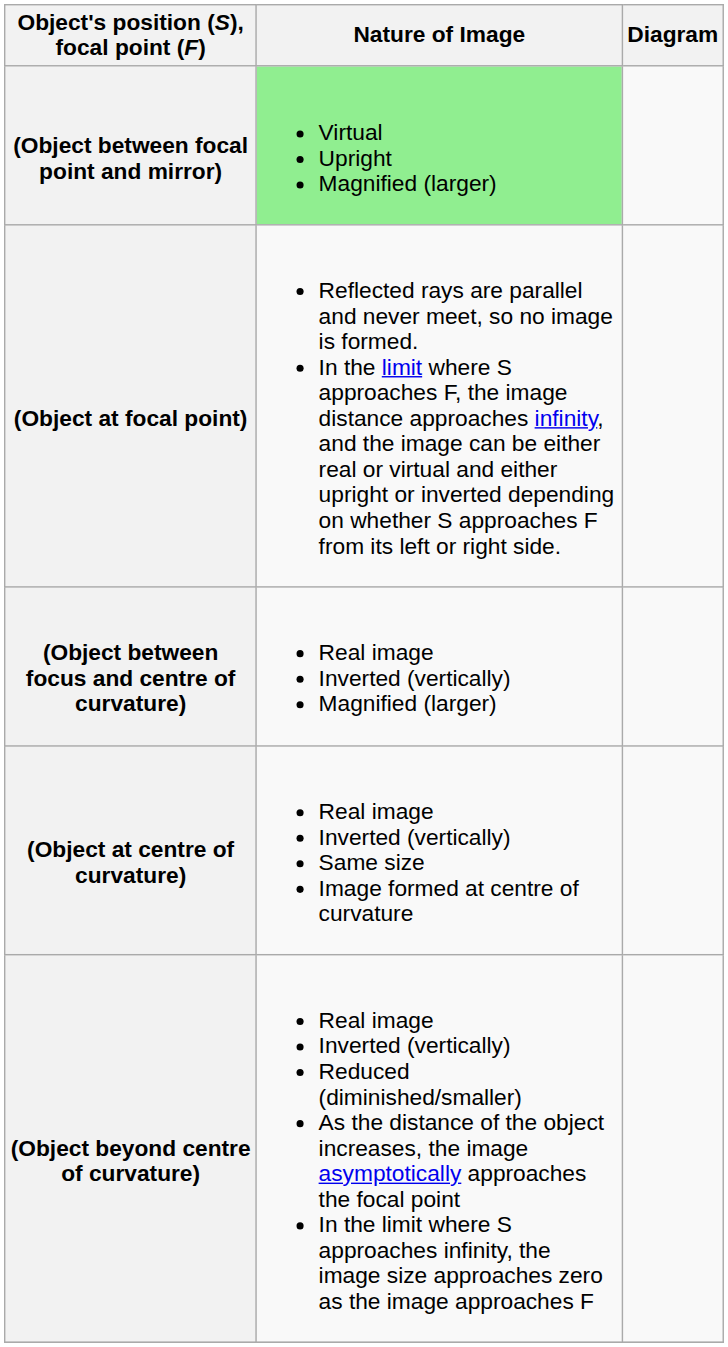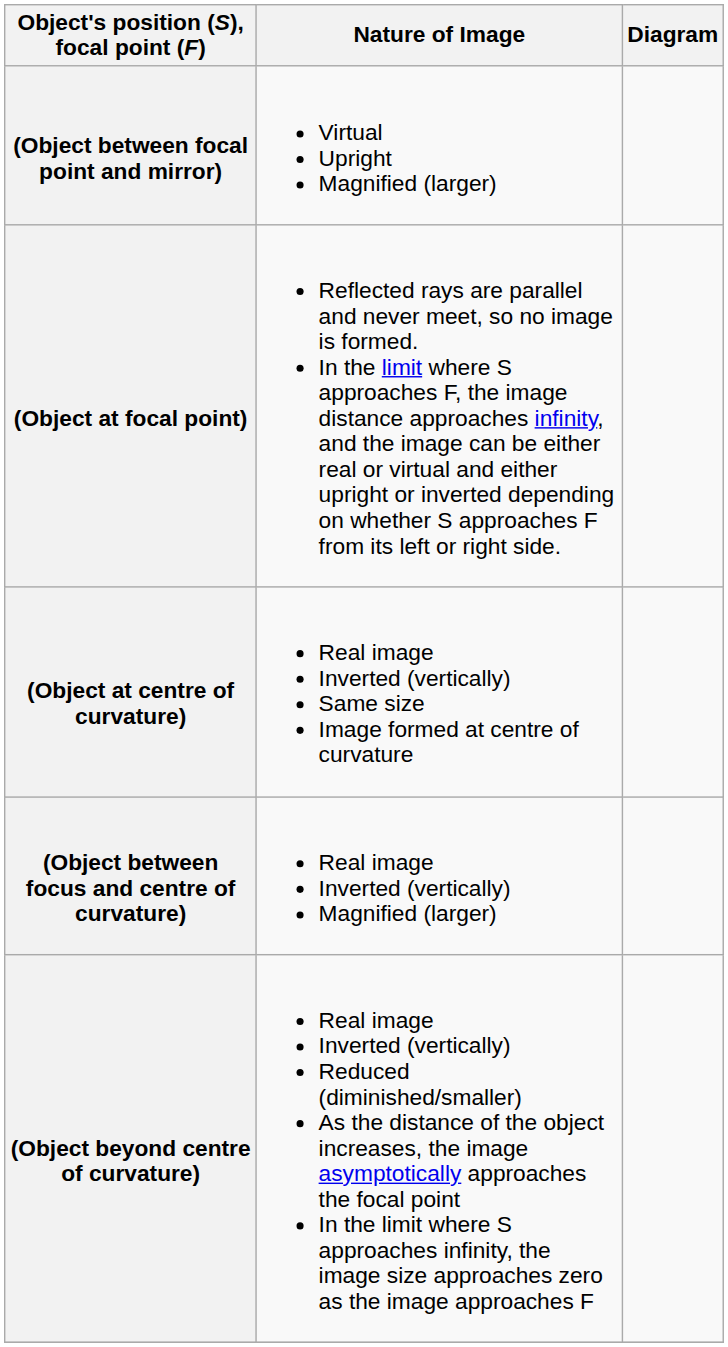(439, 158) lightgreen background -> (439, 158) no background
rows swapped: (131, 678) <-> (131, 862)
